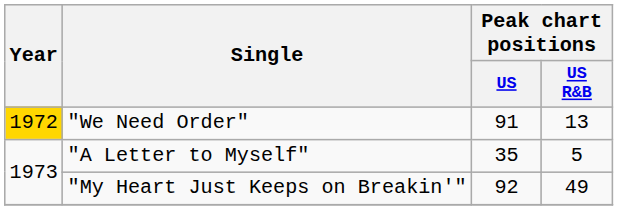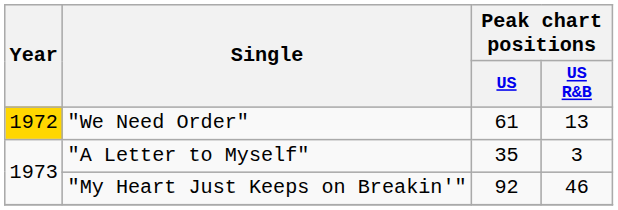(507, 123) 91 -> (507, 123) 61
(577, 156) 5 -> (577, 156) 3
(577, 188) 49 -> (577, 188) 46
